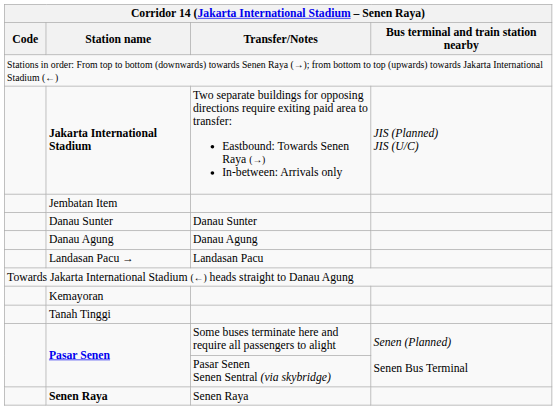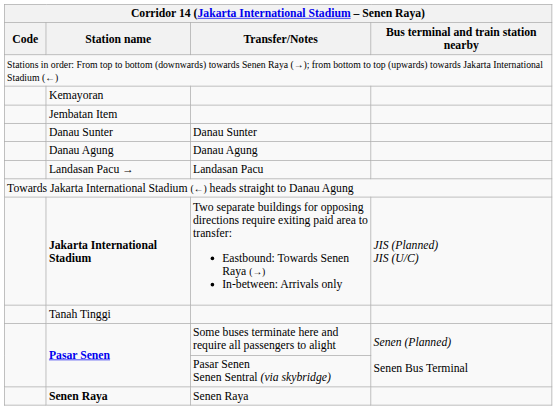rows swapped: (103, 140) <-> (76, 295)
